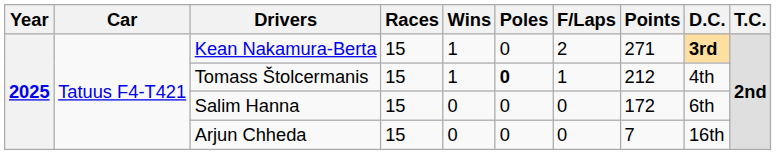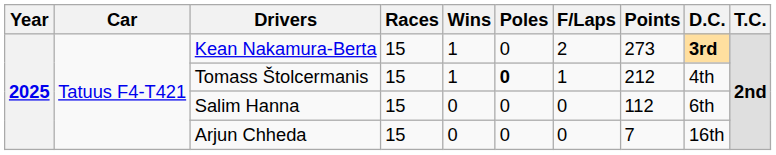(640, 48) 271 -> (640, 48) 273
(640, 106) 172 -> (639, 106) 112
